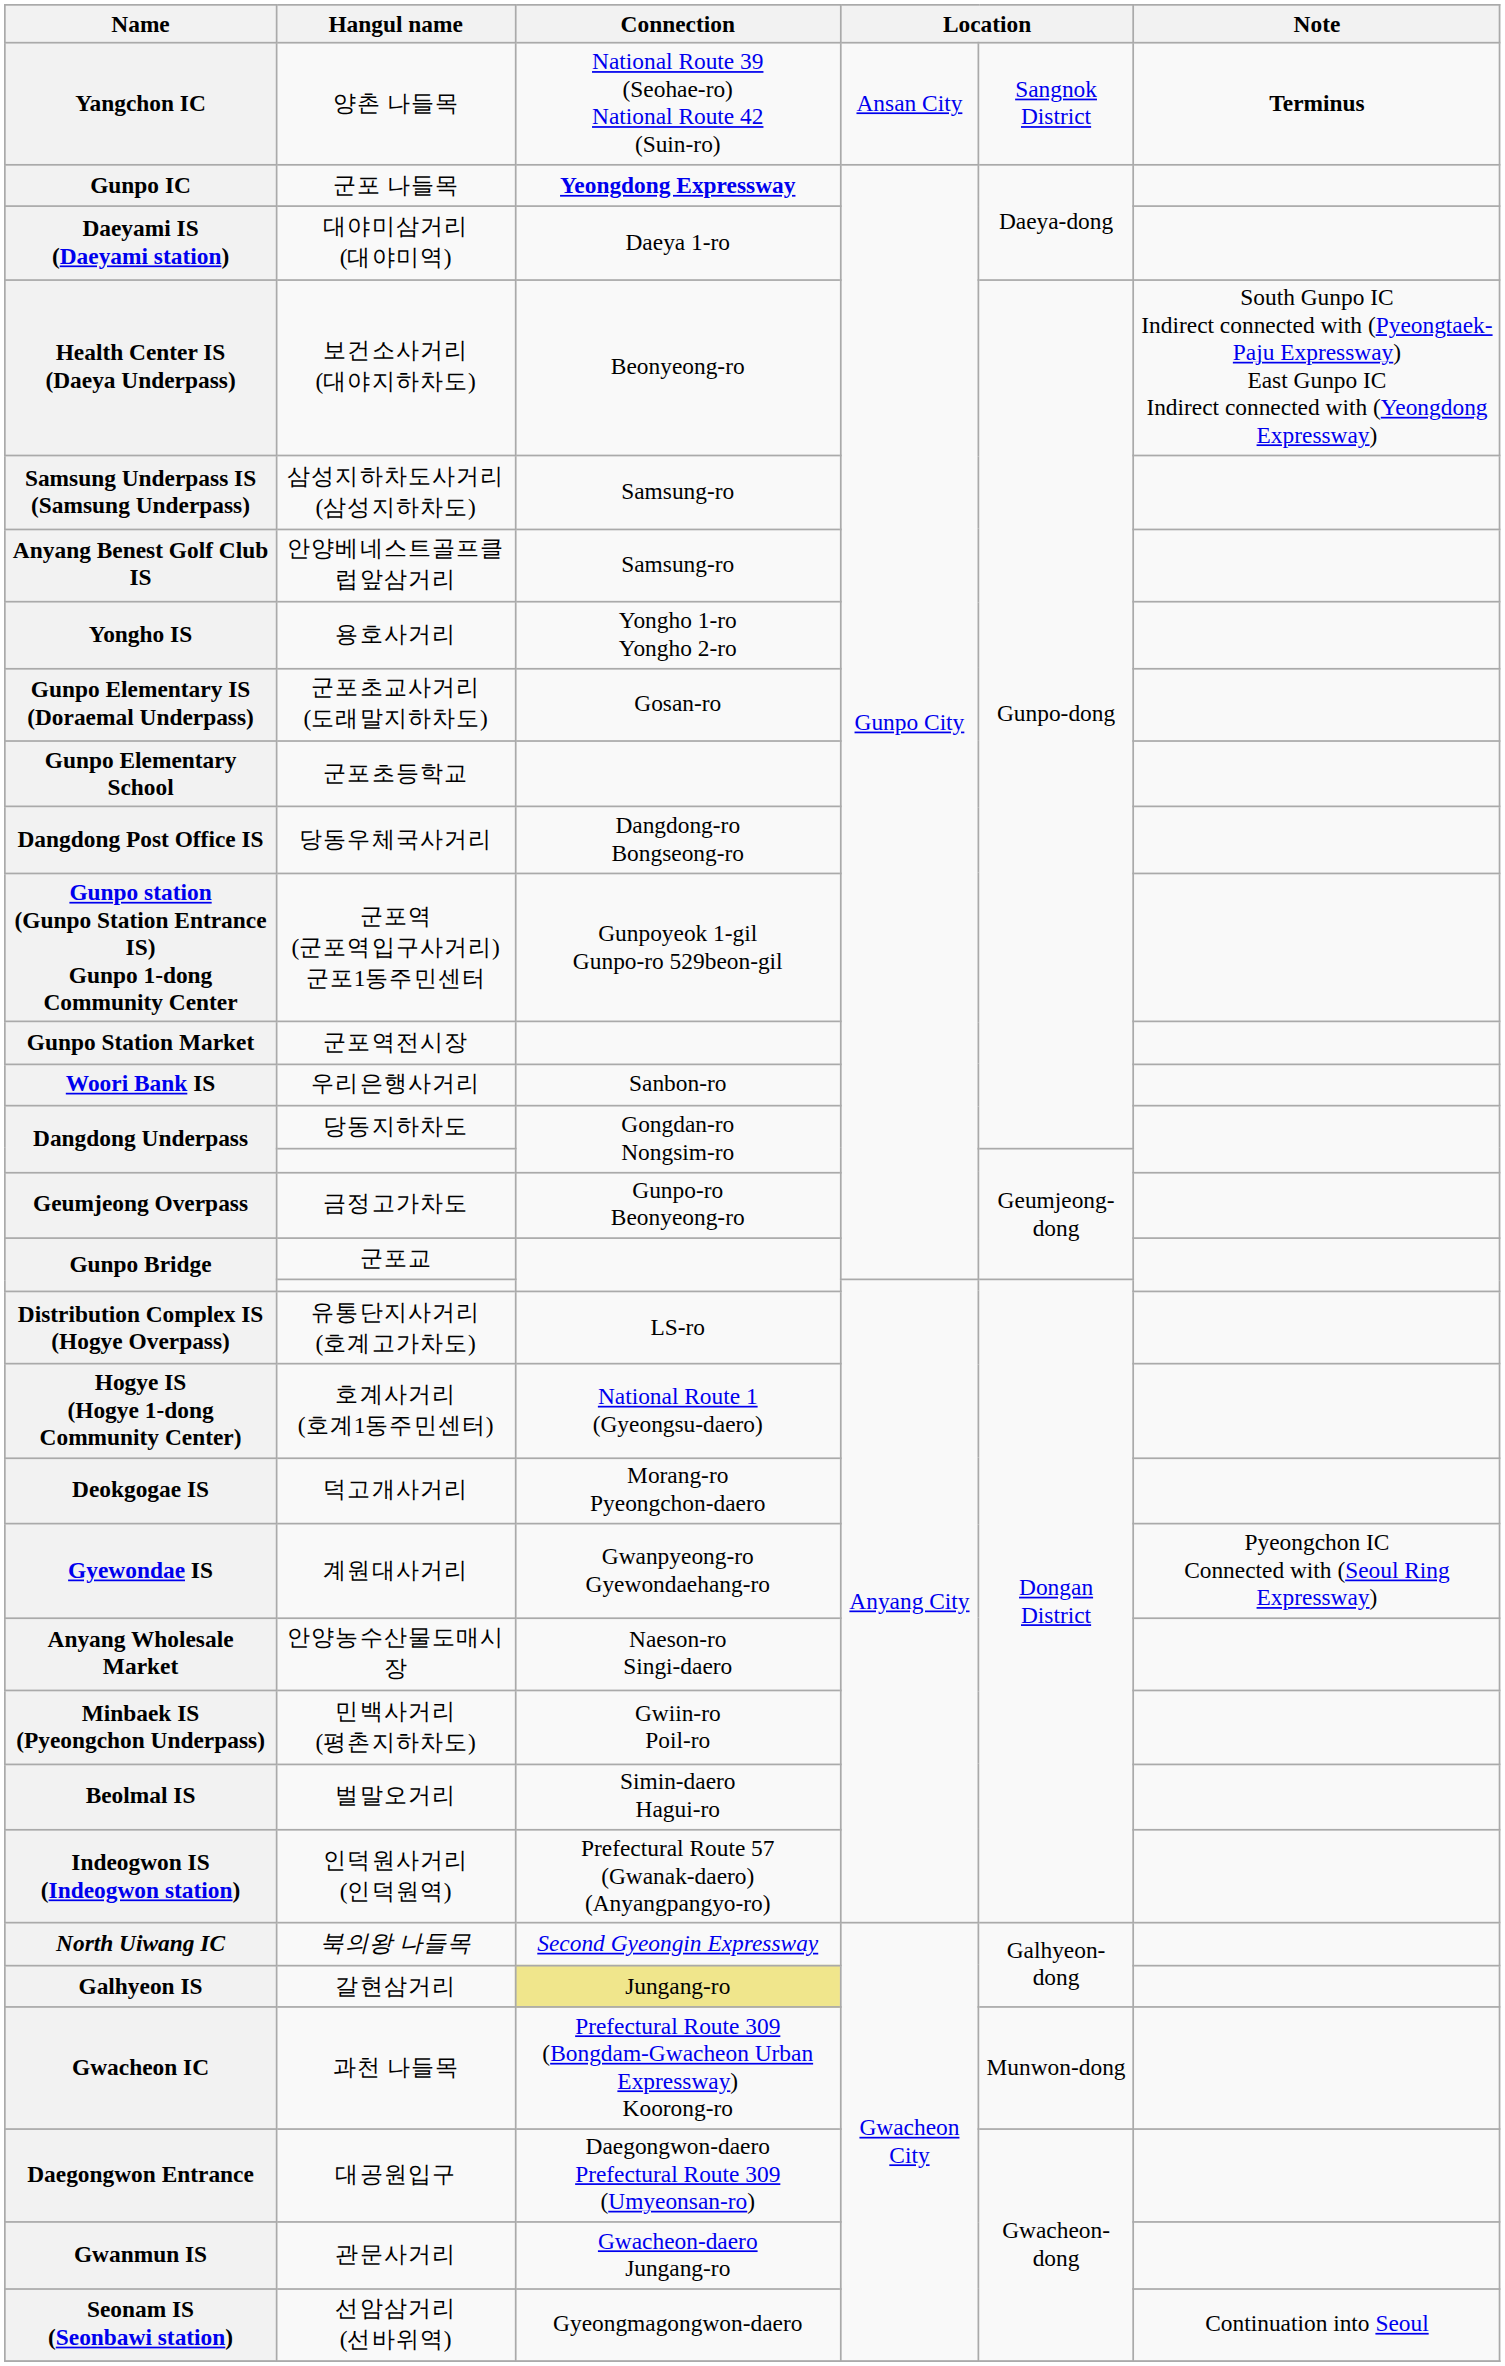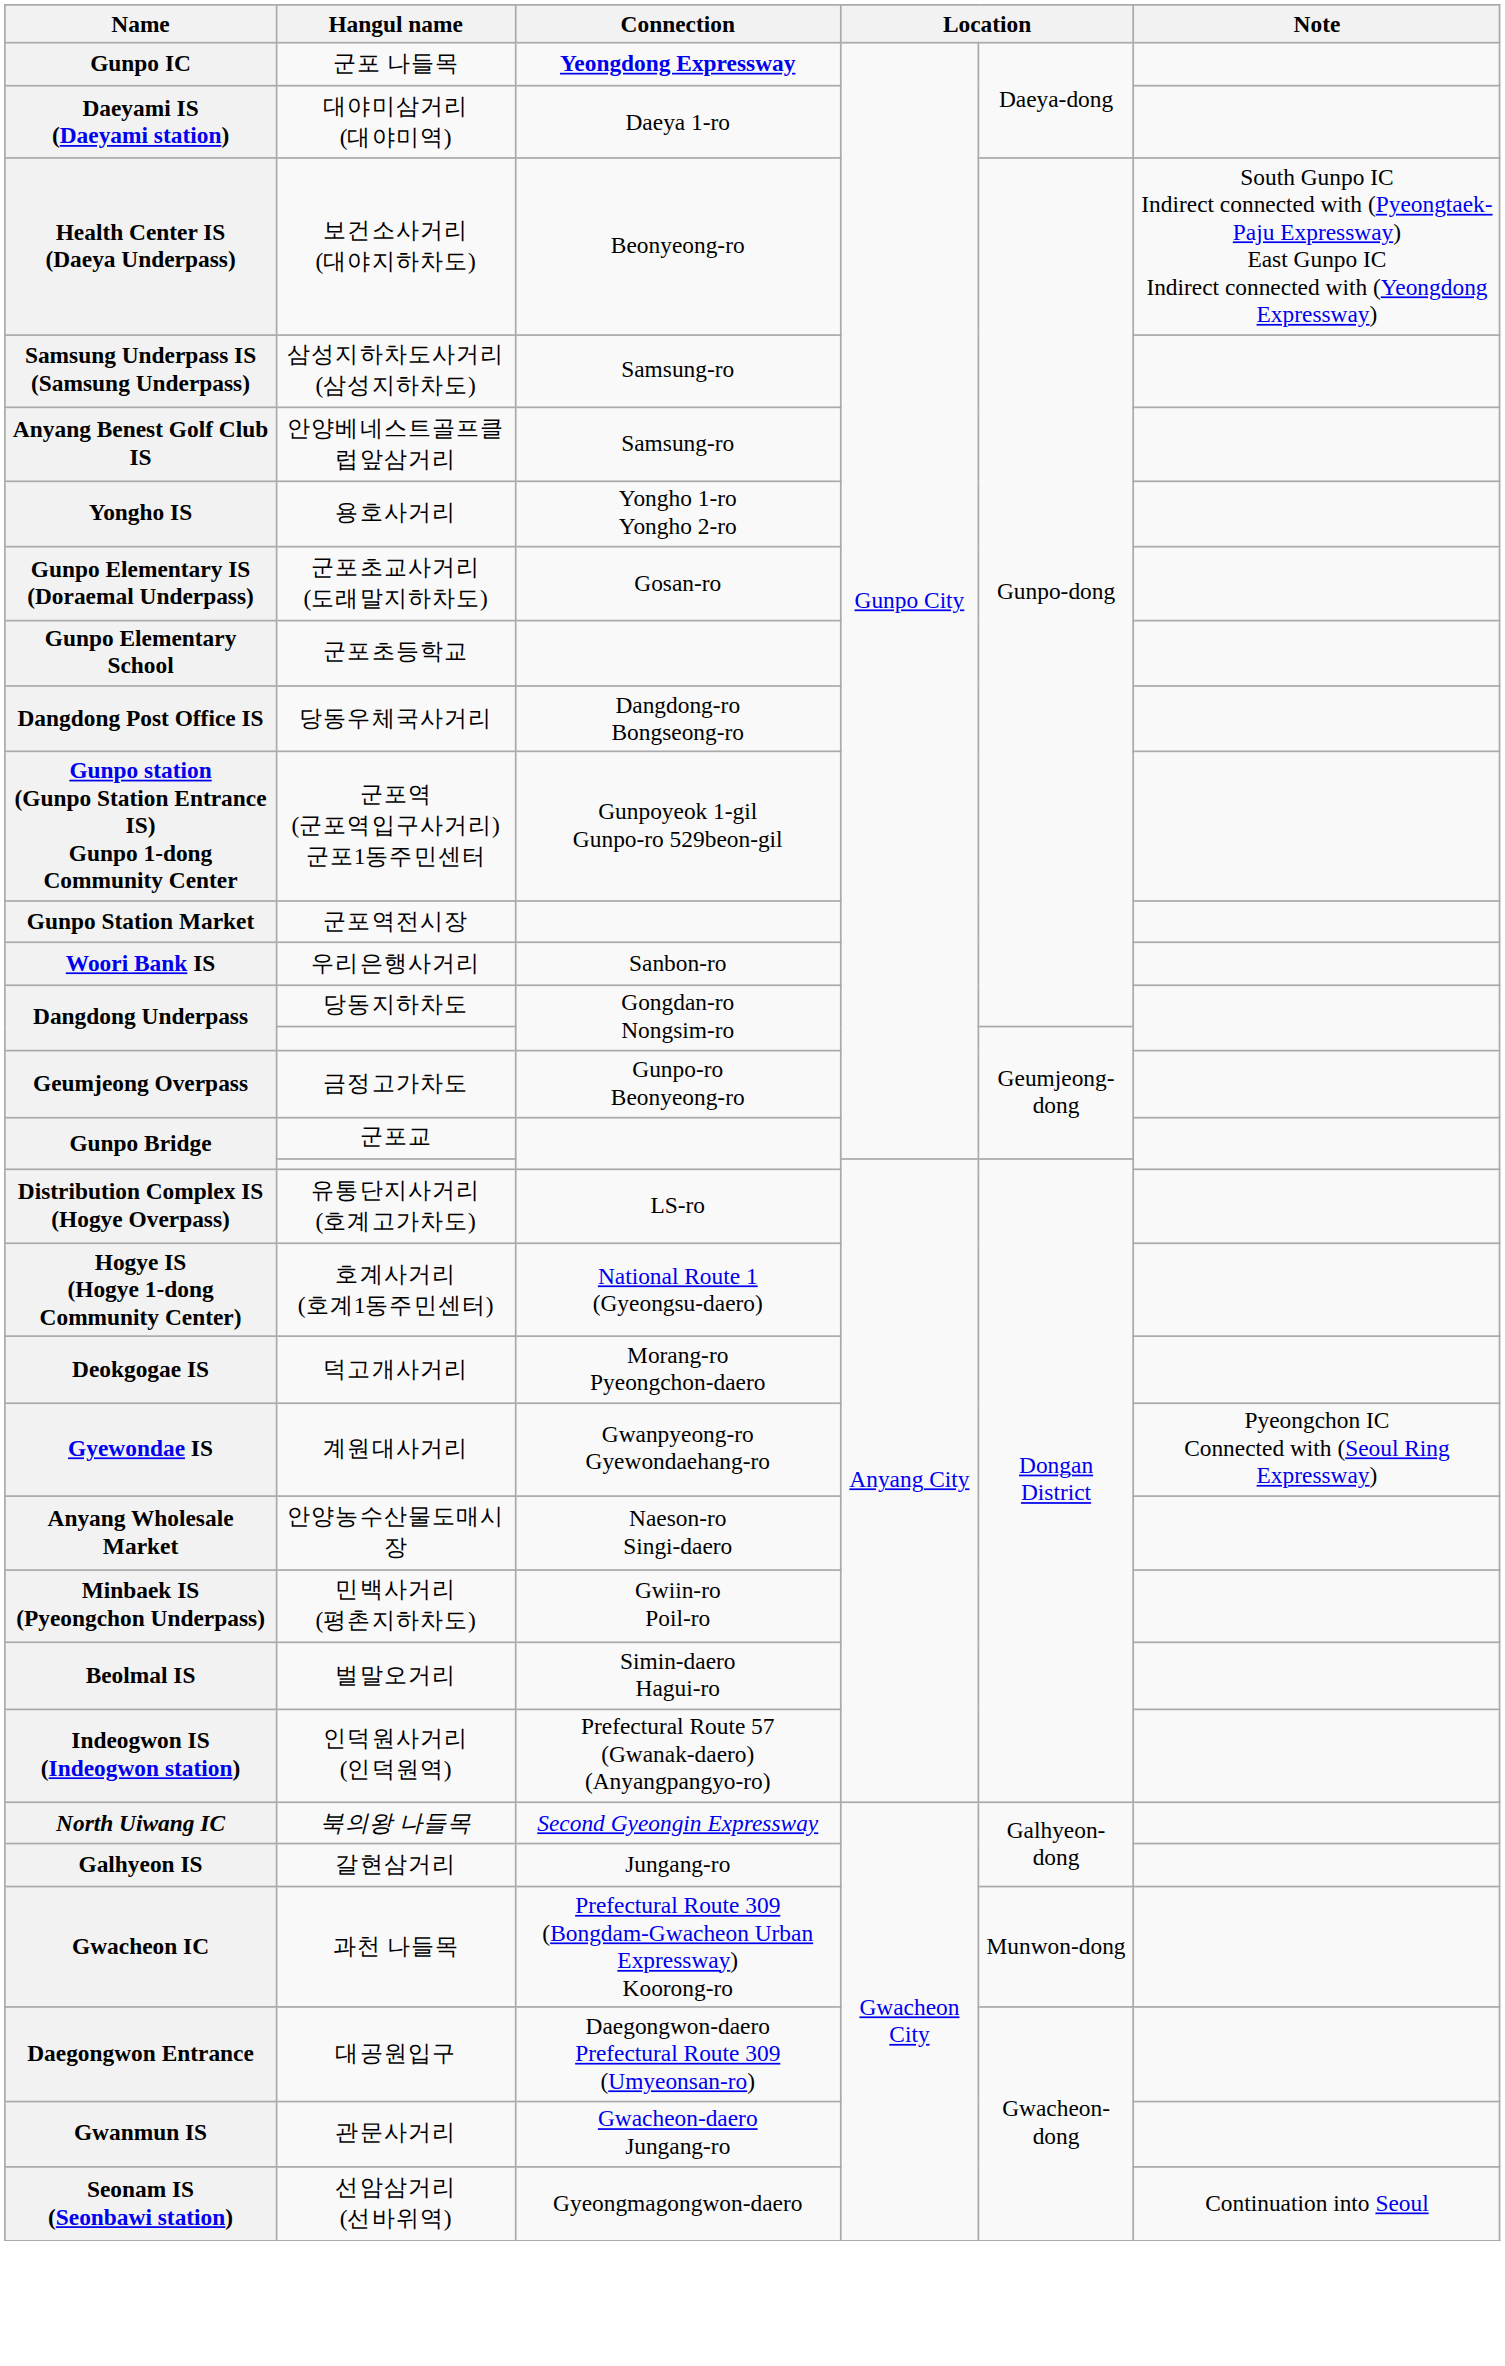- row: (141, 103)
(678, 1985) khaki background -> (678, 1864) no background
